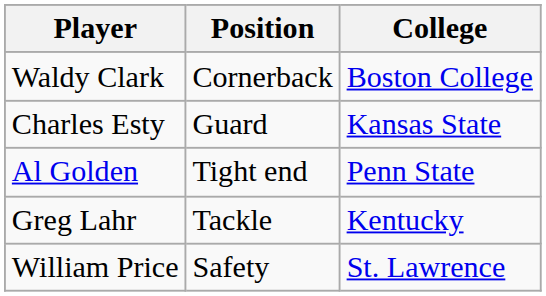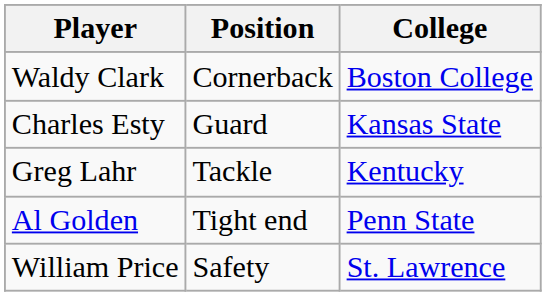rows swapped: (75, 171) <-> (74, 219)
